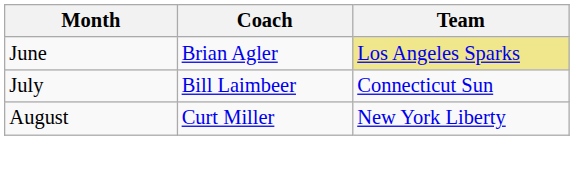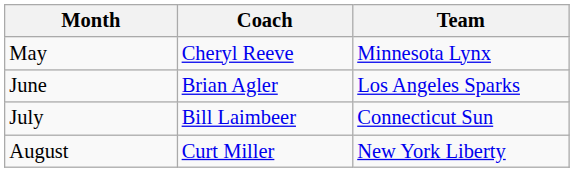+ row: (28, 53)
(439, 53) khaki background -> (439, 85) no background
